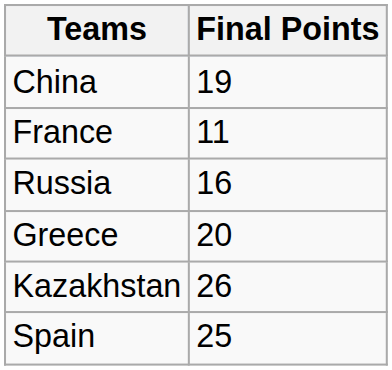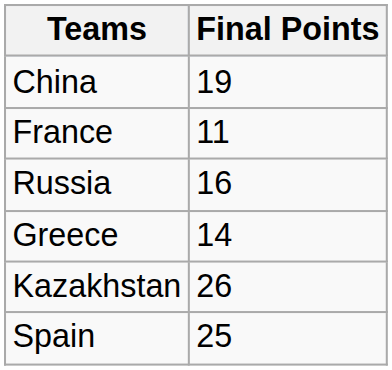(214, 235) 20 -> (214, 235) 14
